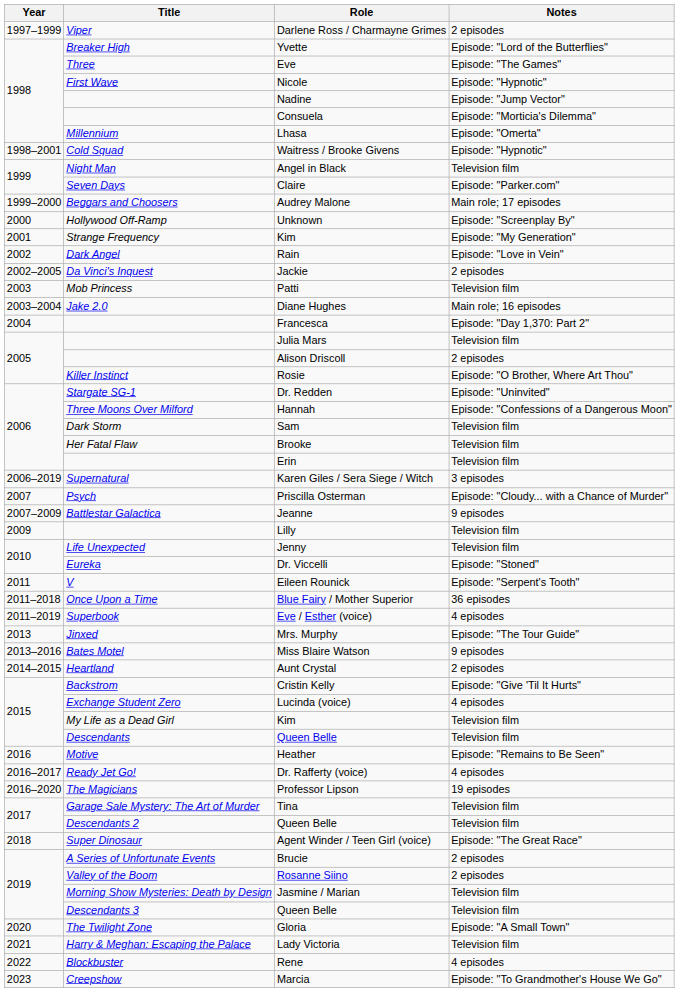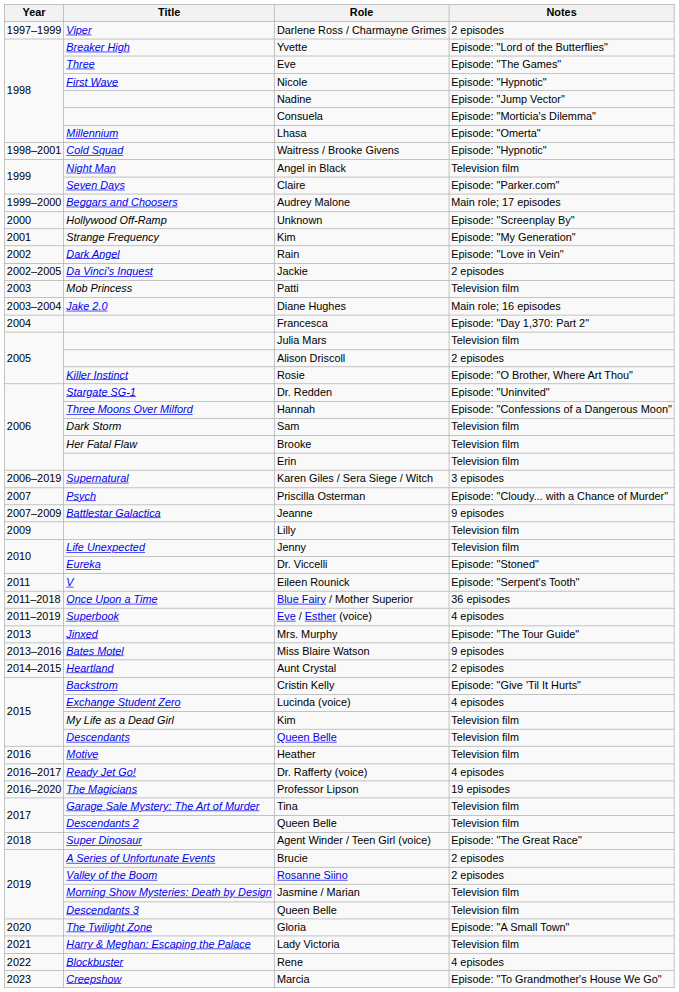(528, 755) Episode: "Remains to Be Seen" -> (485, 755) Television film
